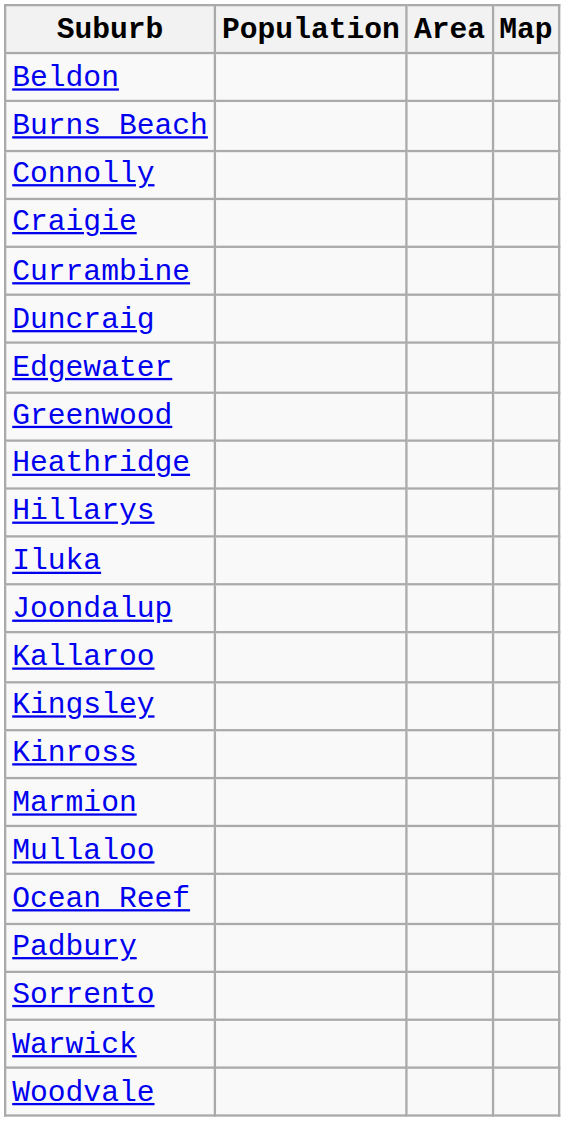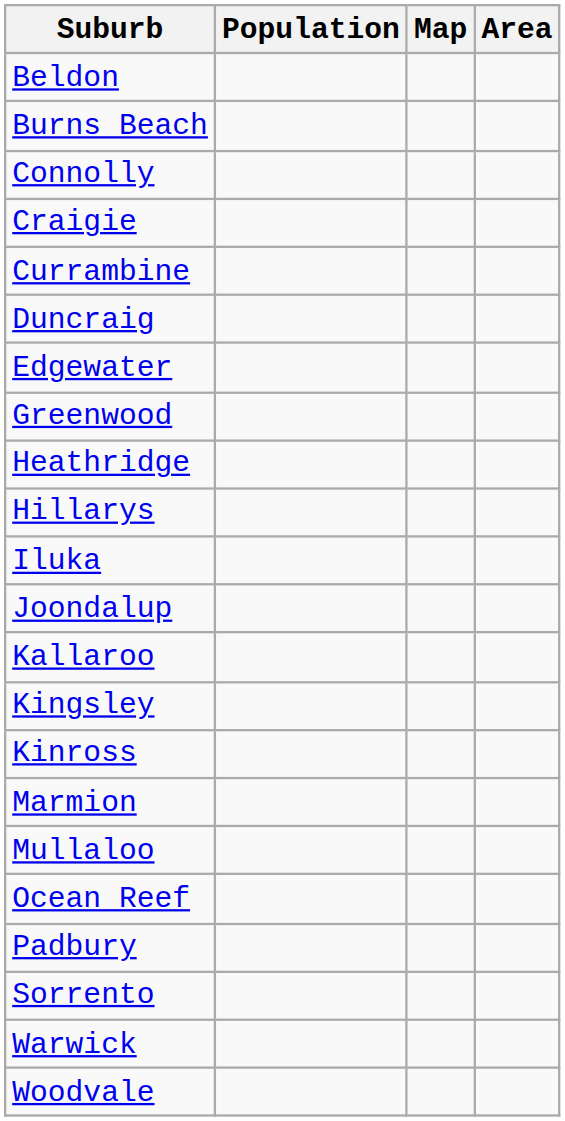columns swapped: (450, 29) <-> (526, 29)
